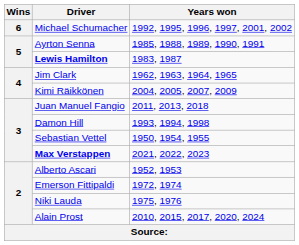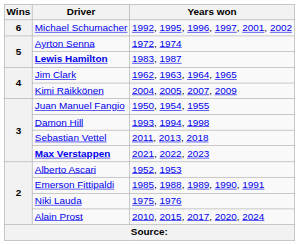(198, 43) 1985, 1988, 1989, 1990, 1991 -> (157, 43) 1972, 1974
(170, 106) 2011, 2013, 2018 -> (171, 106) 1950, 1954, 1955
(171, 138) 1950, 1954, 1955 -> (170, 138) 2011, 2013, 2018
(157, 185) 1972, 1974 -> (198, 185) 1985, 1988, 1989, 1990, 1991
